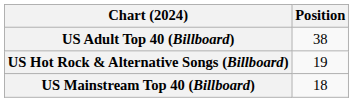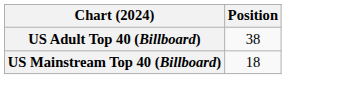- row: (148, 62)
